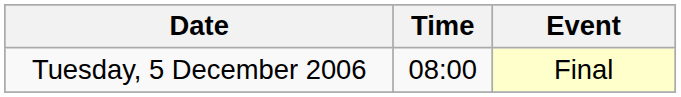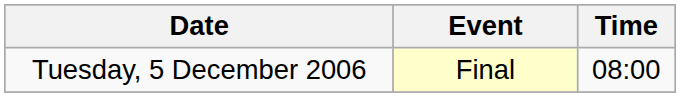columns swapped: (443, 26) <-> (584, 26)
